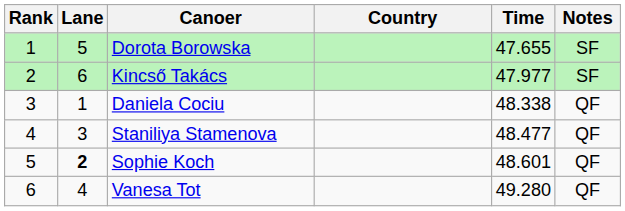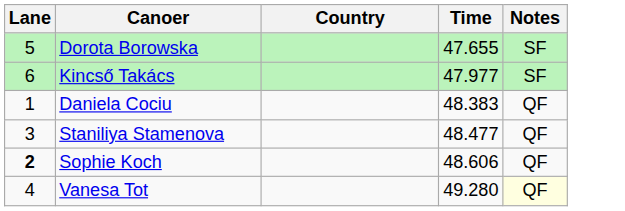- column: (31, 18)
(523, 104) 48.338 -> (471, 104) 48.383
(523, 162) 48.601 -> (471, 162) 48.606
(588, 190) no background -> (535, 190) lightyellow background
